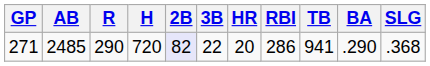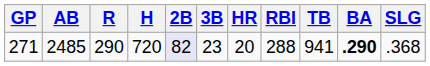(212, 46) 22 -> (212, 46) 23
(281, 46) 286 -> (281, 46) 288
(359, 46) normal -> (359, 46) bold
